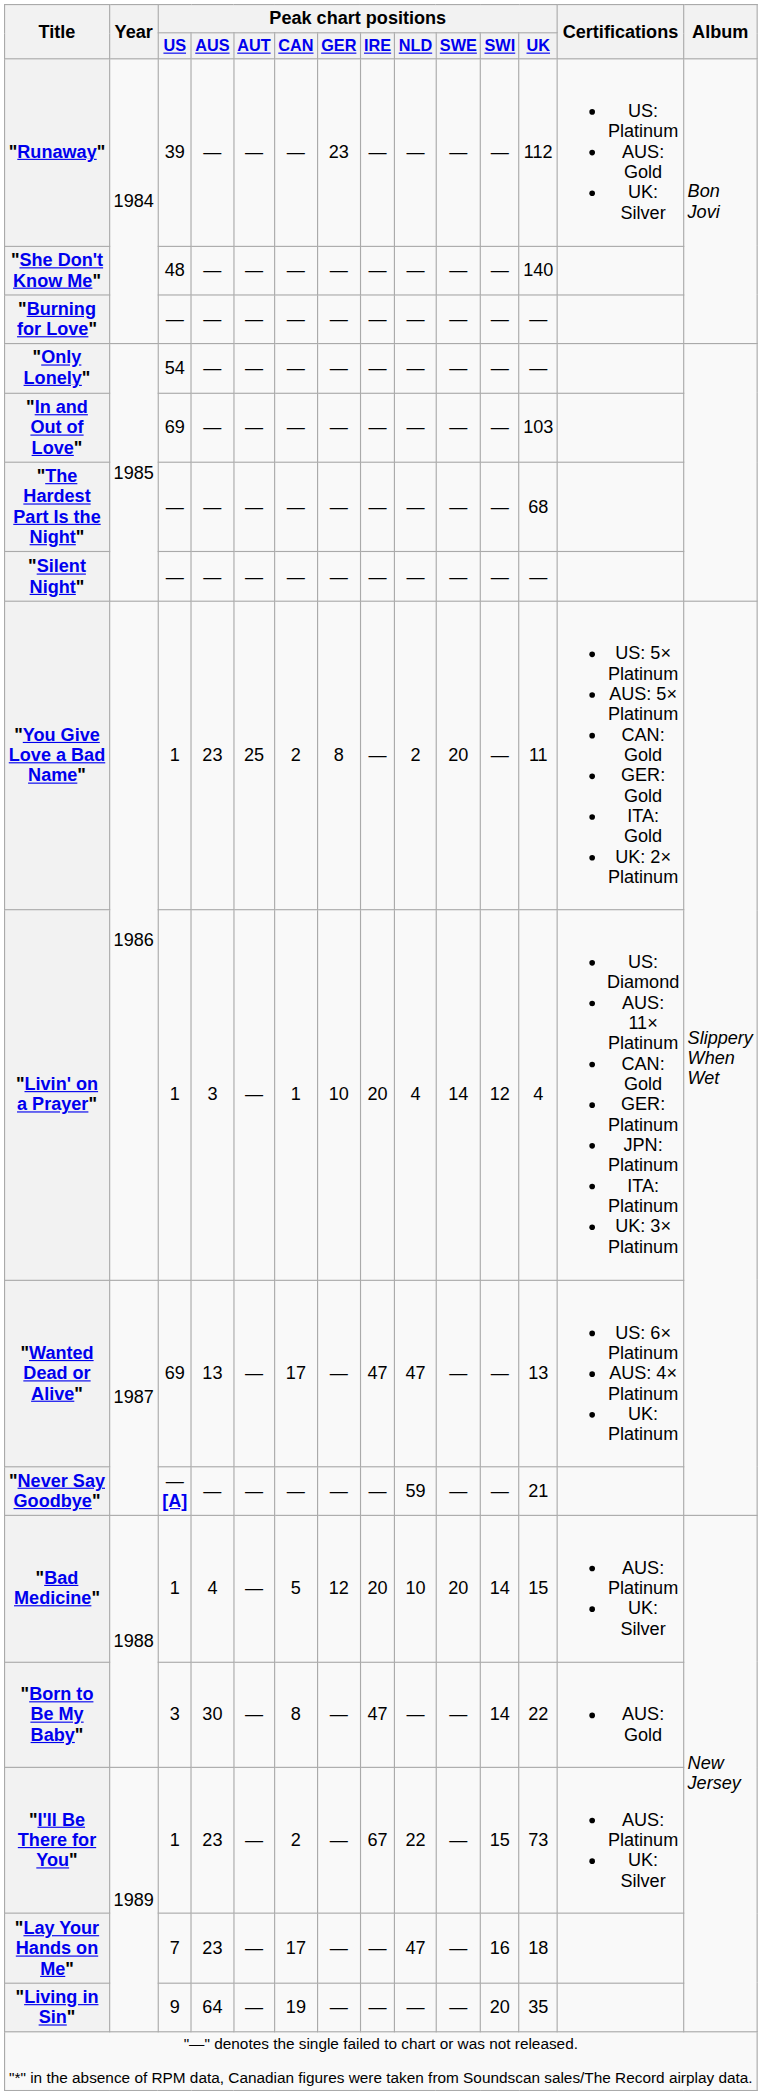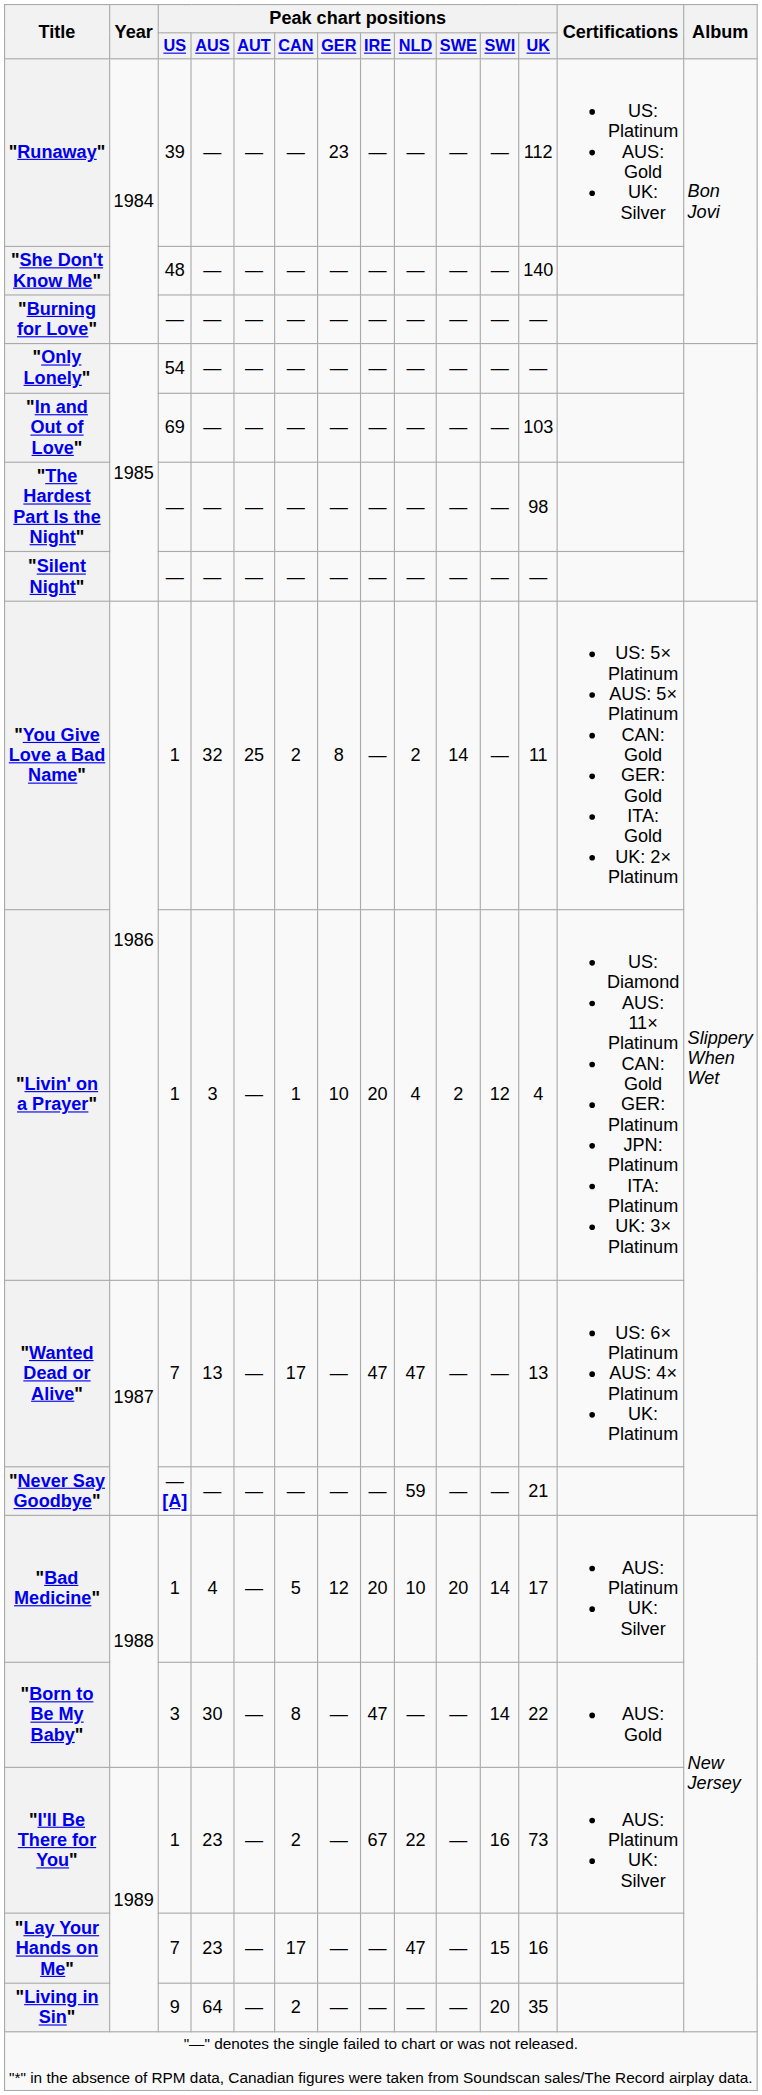(538, 506) 68 -> (538, 506) 98
(212, 755) 23 -> (212, 755) 32
(458, 755) 20 -> (458, 755) 14
(458, 1094) 14 -> (458, 1094) 2
(175, 1373) 69 -> (175, 1373) 7
(538, 1588) 15 -> (538, 1588) 17
(500, 1840) 15 -> (500, 1840) 16
(500, 1948) 16 -> (500, 1948) 15
(538, 1948) 18 -> (538, 1948) 16
(296, 2007) 19 -> (296, 2007) 2
